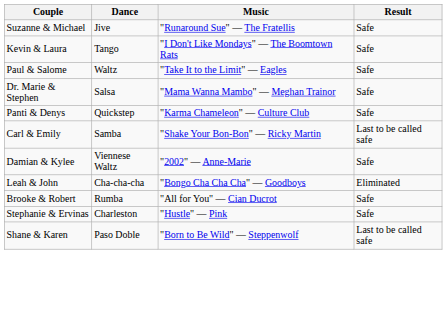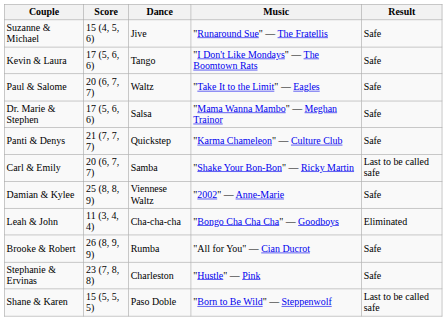+ column: (106, 12)
